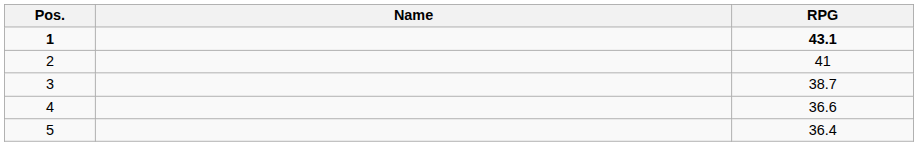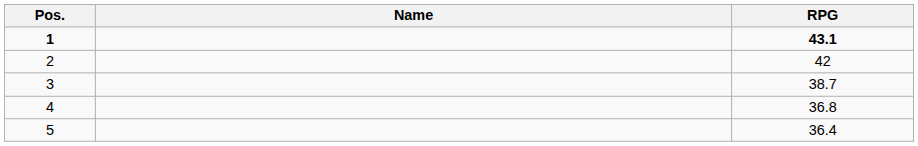(823, 61) 41 -> (823, 61) 42
(823, 107) 36.6 -> (823, 107) 36.8
